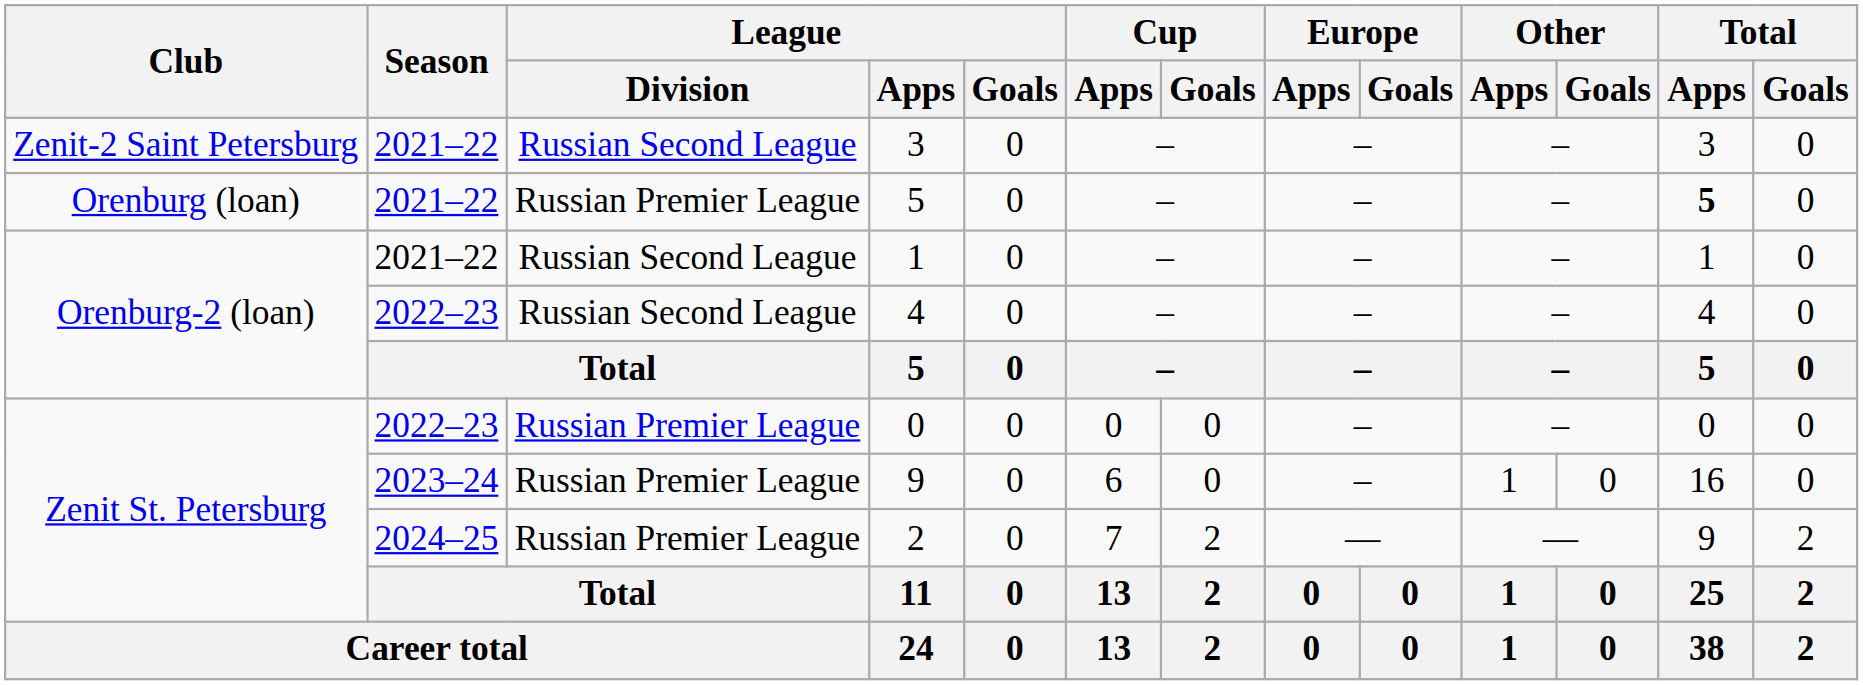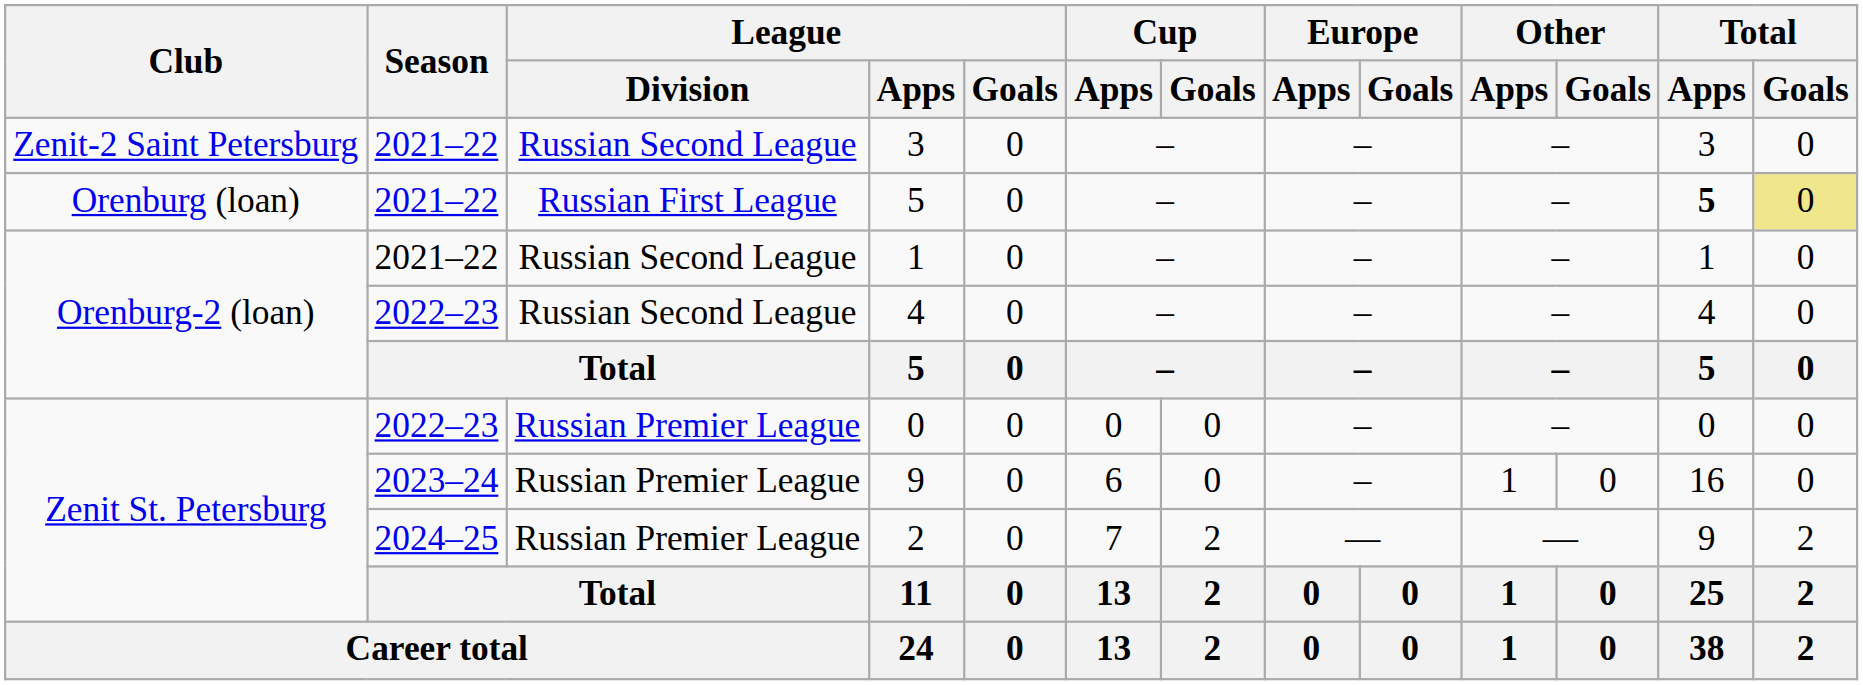(687, 200) Russian Premier League -> (687, 200) Russian First League
(1806, 200) no background -> (1806, 200) khaki background
